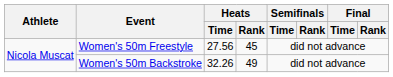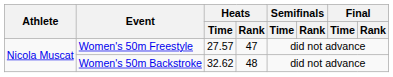(220, 47) 27.56 -> (220, 47) 27.57
(252, 47) 45 -> (252, 47) 47
(220, 64) 32.26 -> (220, 64) 32.62
(252, 64) 49 -> (252, 64) 48
